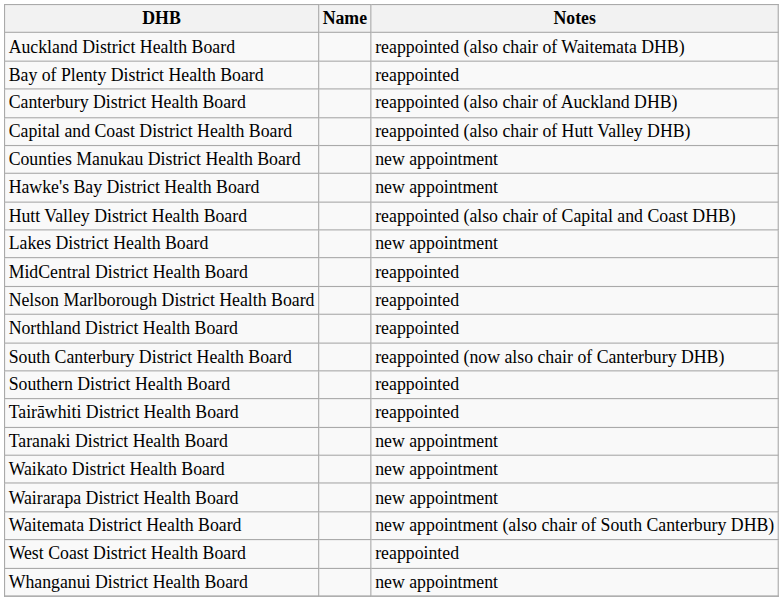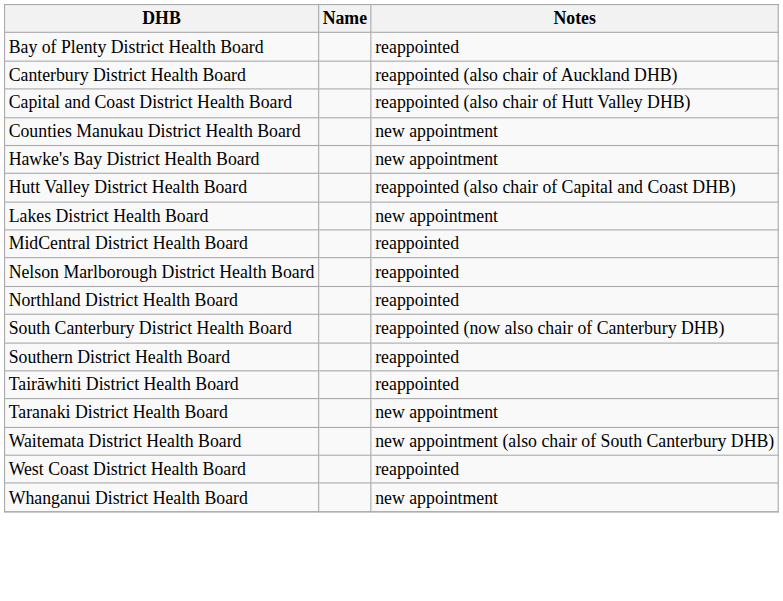- row: (122, 46)
- row: (117, 469)
- row: (124, 497)
